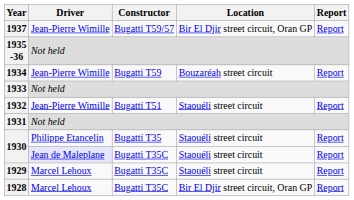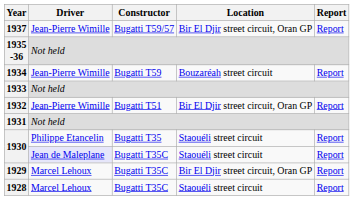(221, 105) Staouéli street circuit -> (245, 105) Bir El Djir street circuit, Oran GP
(221, 171) Staouéli street circuit -> (245, 171) Bir El Djir street circuit, Oran GP
(245, 187) Bir El Djir street circuit, Oran GP -> (221, 187) Staouéli street circuit
